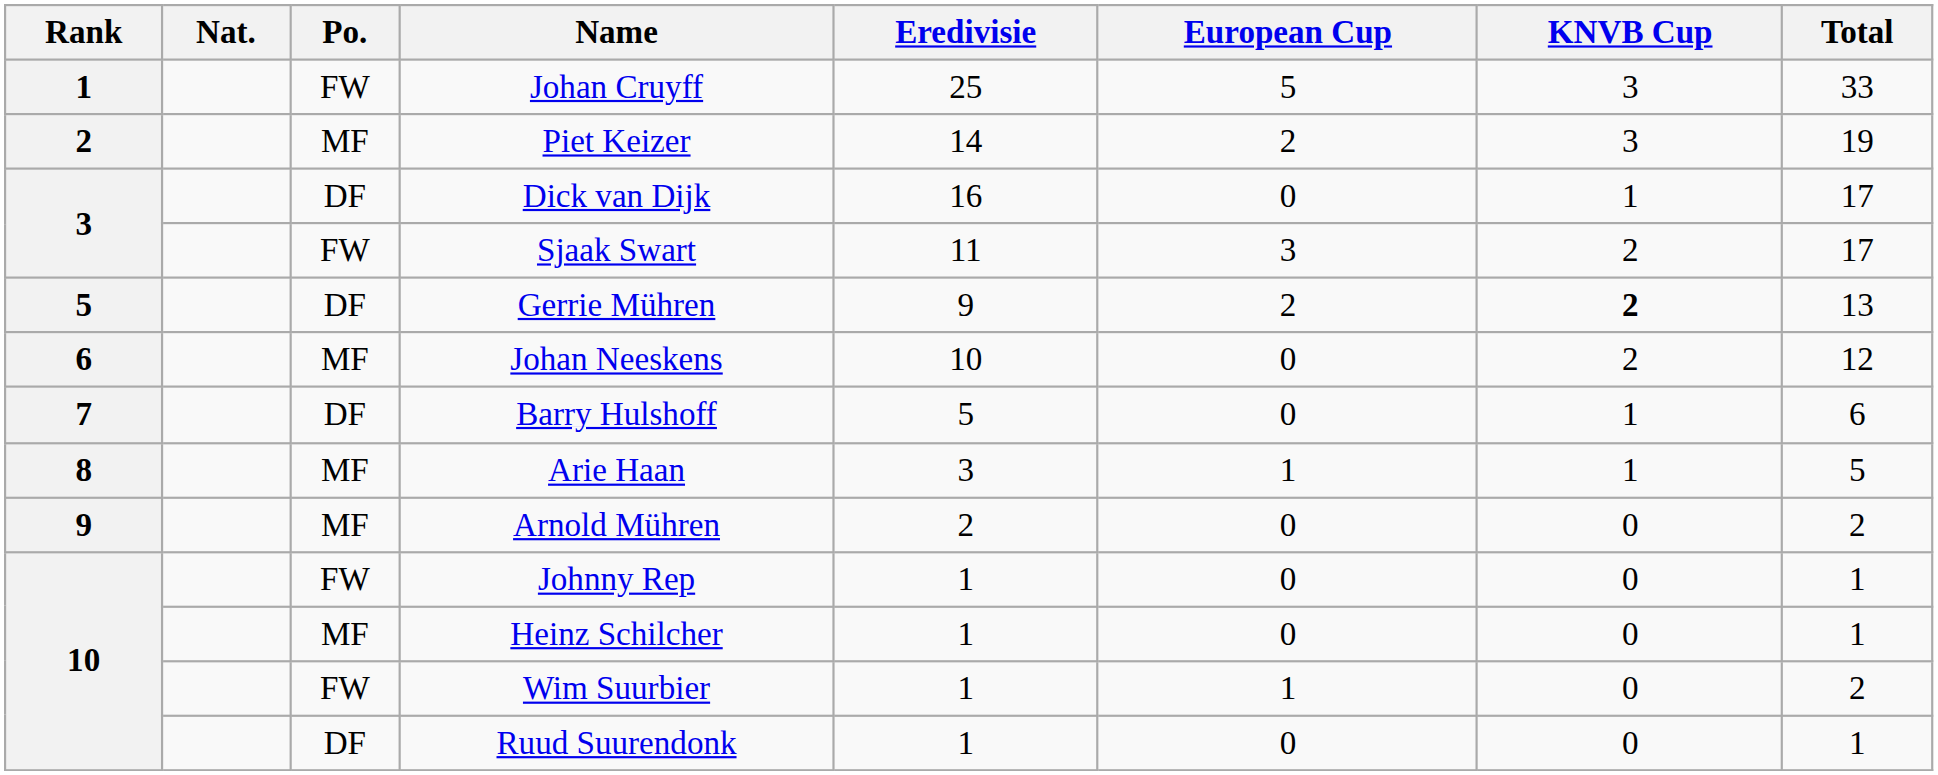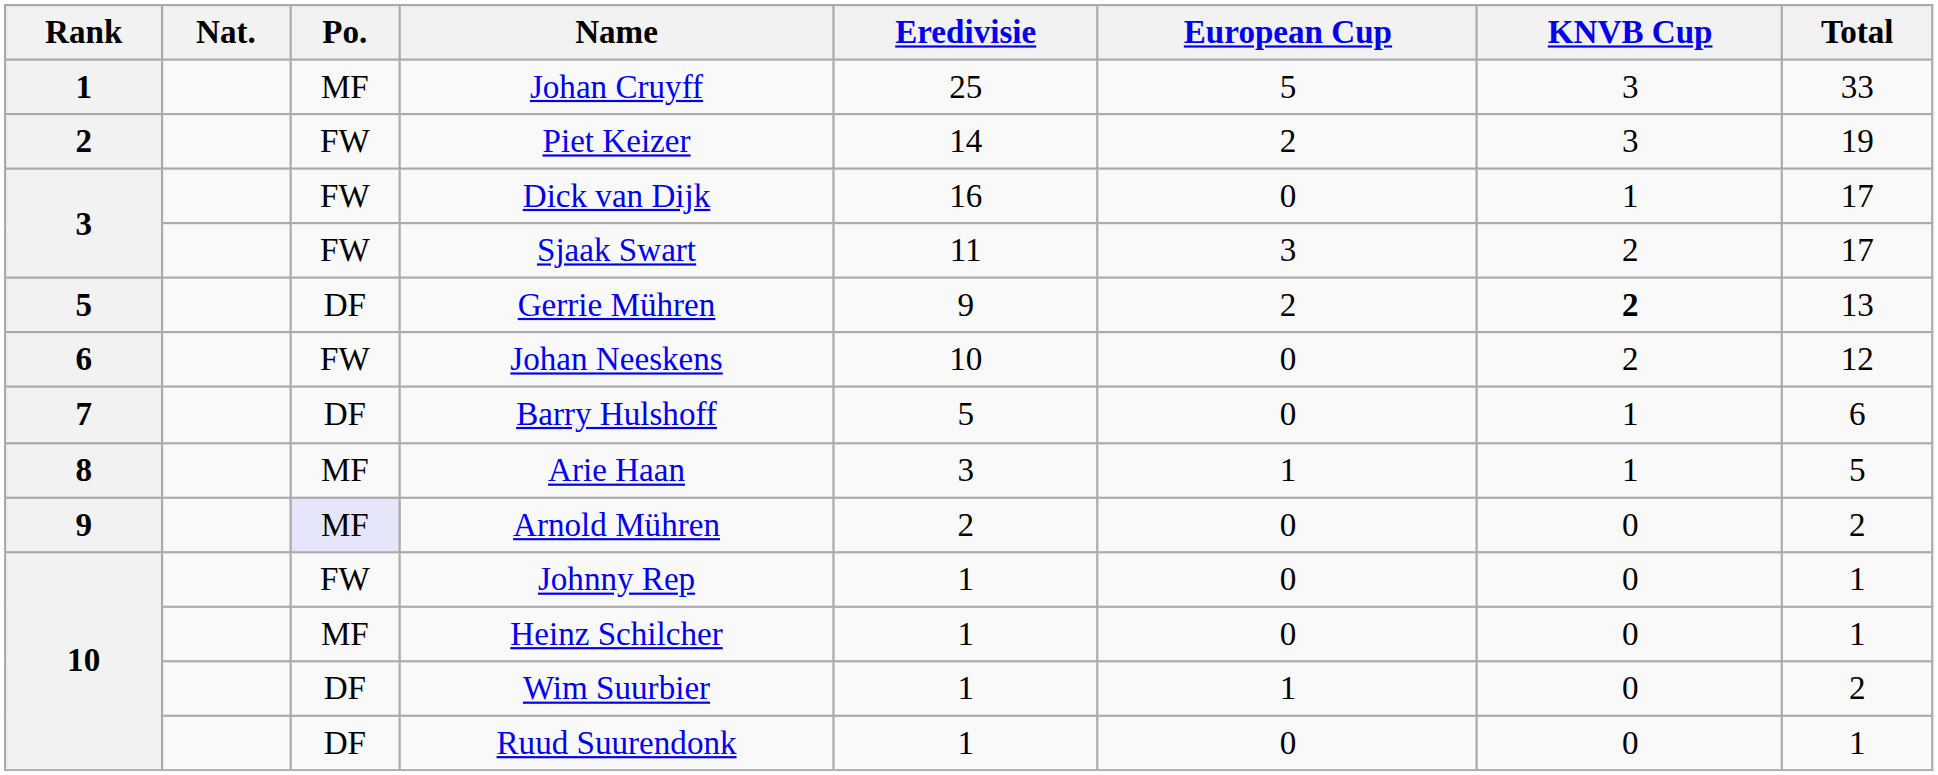(345, 86) FW -> (345, 86) MF
(345, 141) MF -> (345, 141) FW
(345, 195) DF -> (345, 195) FW
(345, 359) MF -> (345, 359) FW
(345, 523) no background -> (345, 523) lavender background
(345, 687) FW -> (345, 687) DF
